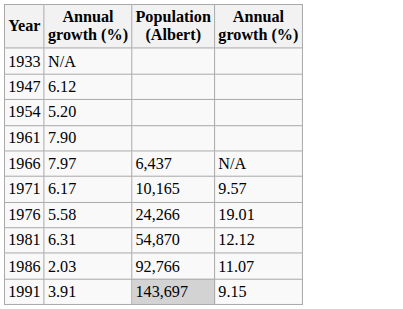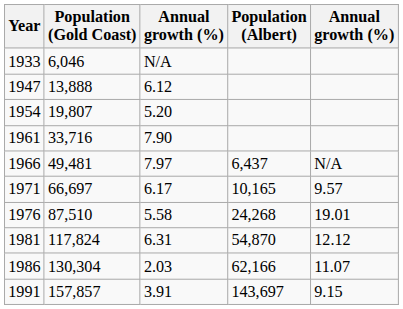+ column: (92, 26)
(158, 214) 24,266 -> (254, 214) 24,268
(158, 266) 92,766 -> (254, 266) 62,166
(162, 291) lightgrey background -> (258, 291) no background
